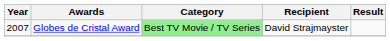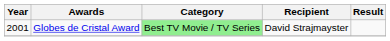(18, 28) 2007 -> (18, 28) 2001
